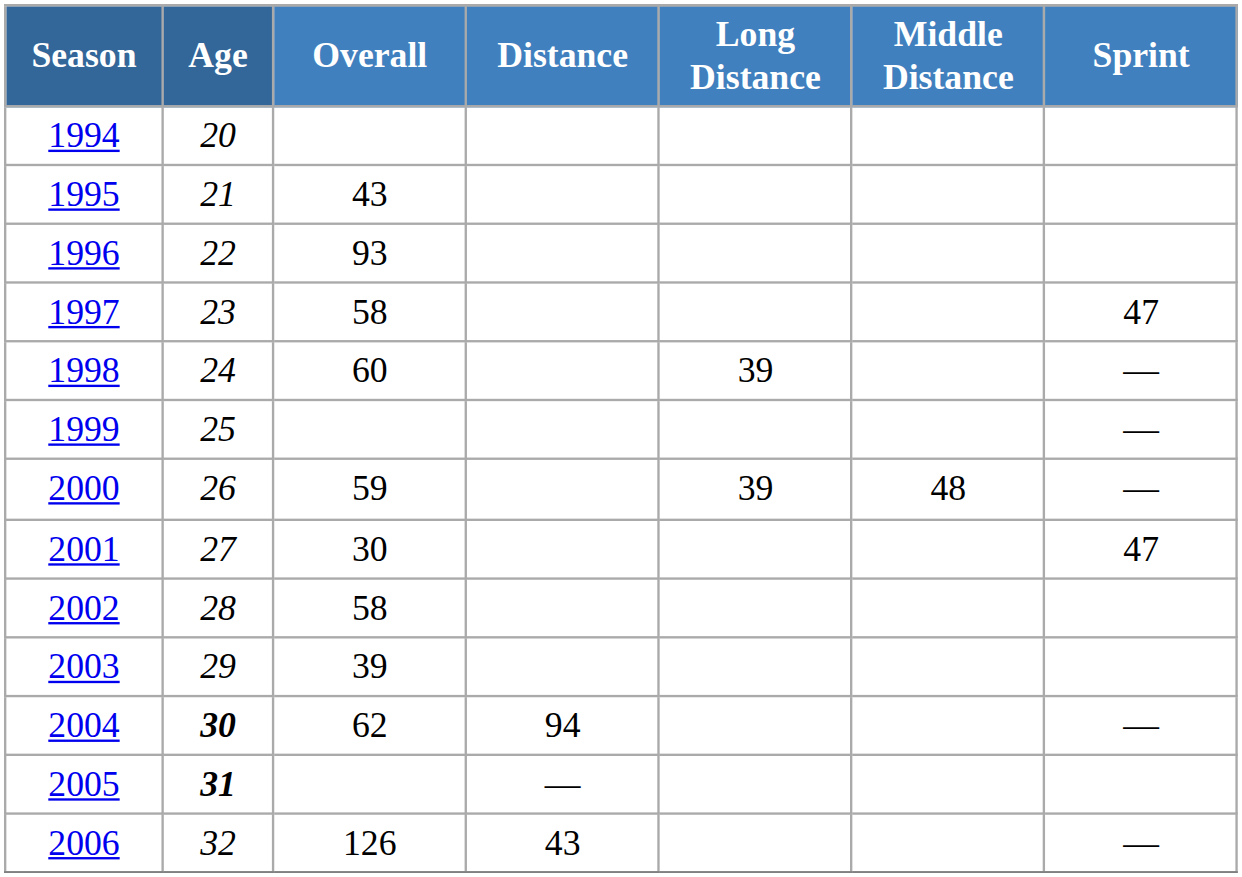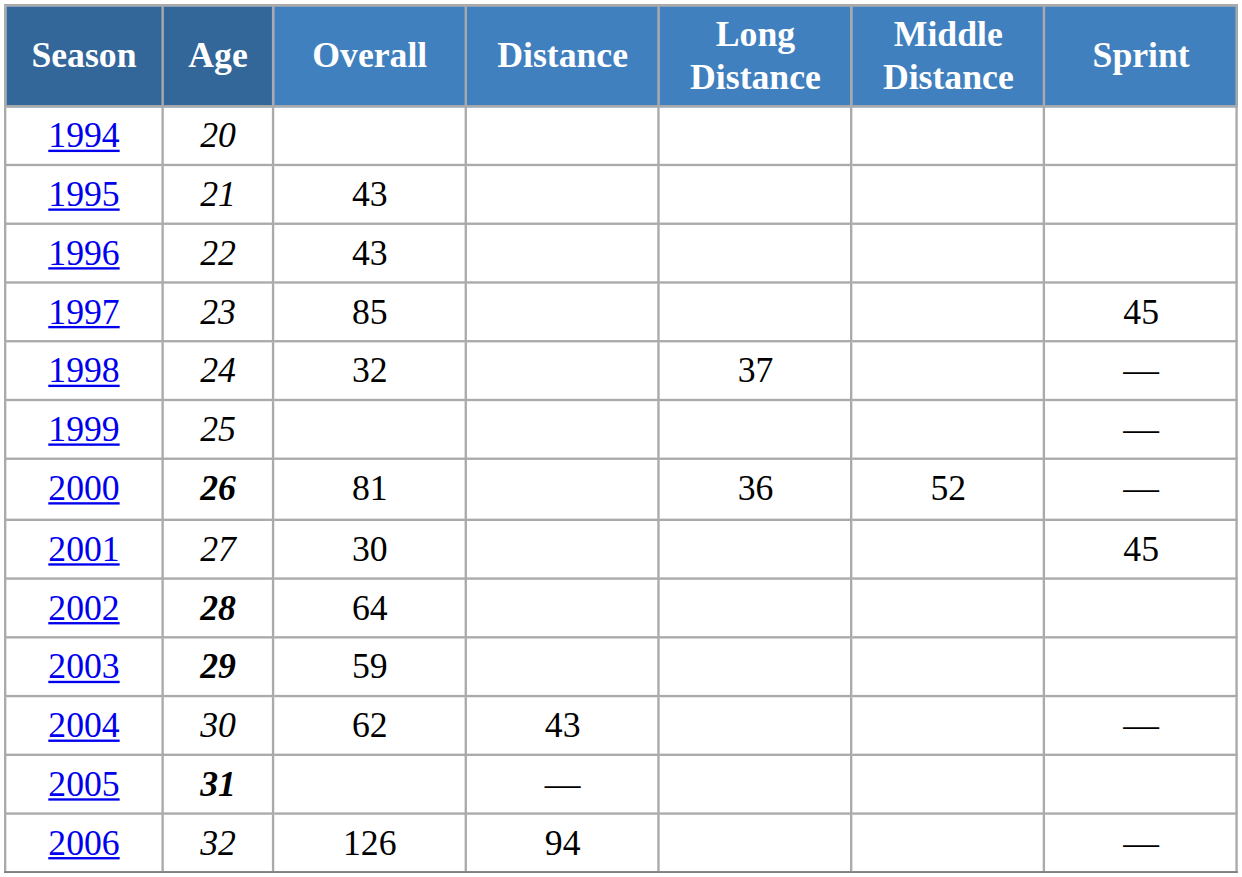(370, 253) 93 -> (370, 253) 43
(370, 312) 58 -> (370, 312) 85
(1141, 312) 47 -> (1141, 312) 45
(370, 370) 60 -> (370, 370) 32
(755, 370) 39 -> (755, 370) 37
(218, 488) normal -> (218, 488) bold
(370, 488) 59 -> (370, 488) 81
(755, 488) 39 -> (755, 488) 36
(948, 488) 48 -> (948, 488) 52
(1141, 547) 47 -> (1141, 547) 45
(218, 606) normal -> (218, 606) bold
(370, 606) 58 -> (370, 606) 64
(218, 665) normal -> (218, 665) bold
(370, 665) 39 -> (370, 665) 59
(218, 724) bold -> (218, 724) normal
(563, 724) 94 -> (563, 724) 43
(563, 842) 43 -> (563, 842) 94
